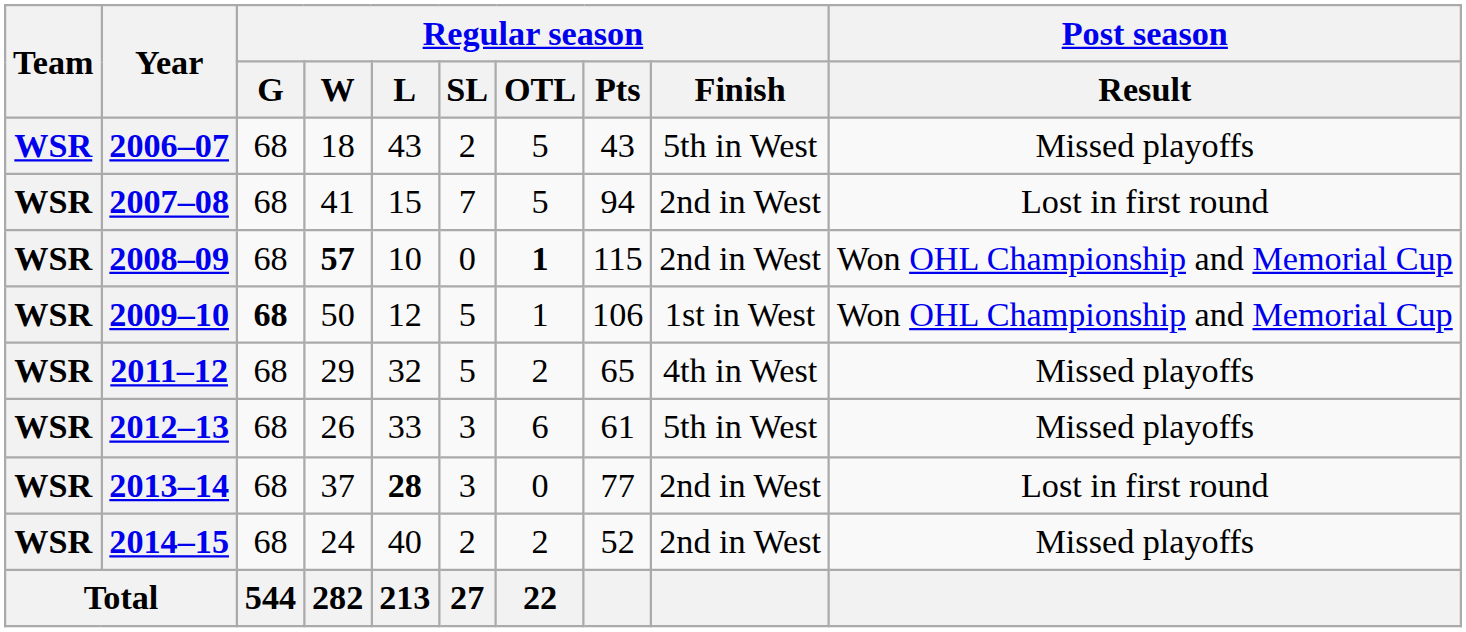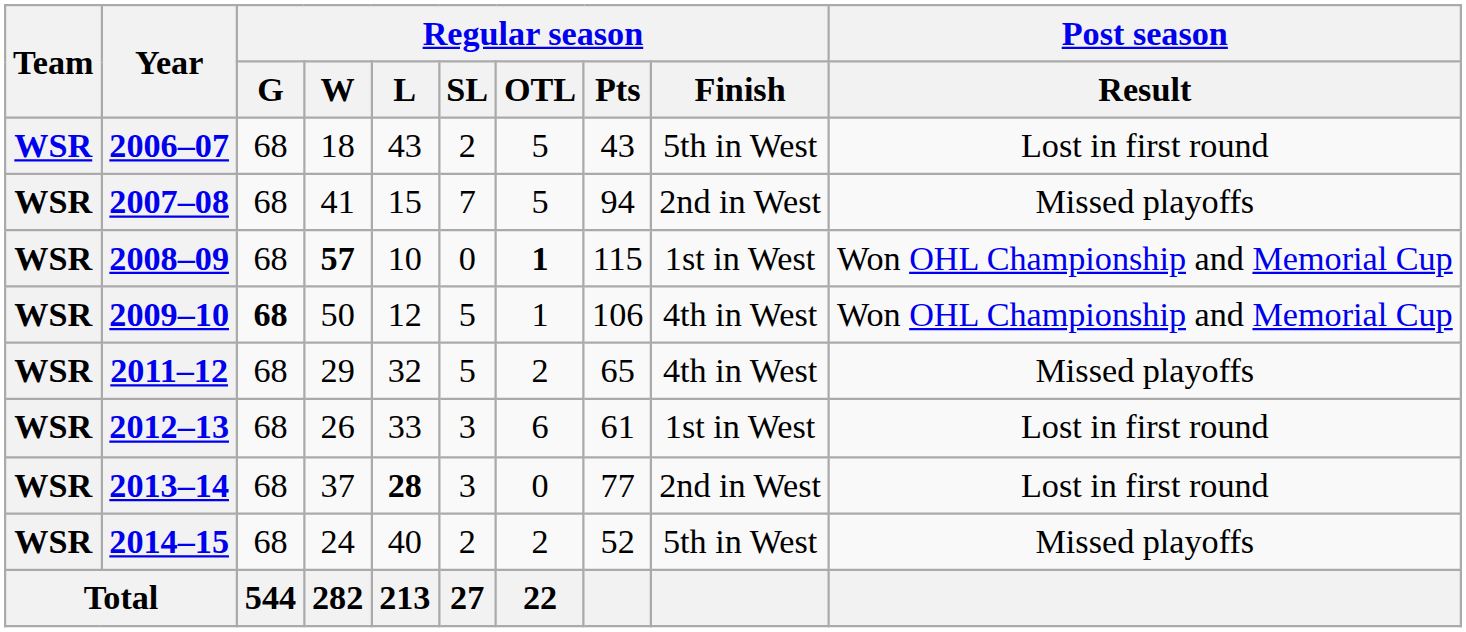(1145, 145) Missed playoffs -> (1145, 145) Lost in first round
(1145, 202) Lost in first round -> (1145, 202) Missed playoffs
(740, 258) 2nd in West -> (740, 258) 1st in West
(740, 314) 1st in West -> (740, 314) 4th in West
(740, 427) 5th in West -> (740, 427) 1st in West
(1145, 427) Missed playoffs -> (1145, 427) Lost in first round
(740, 540) 2nd in West -> (740, 540) 5th in West
